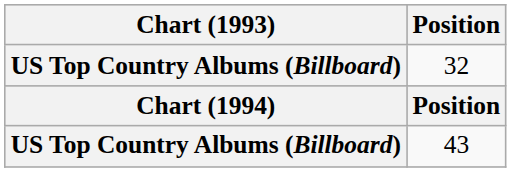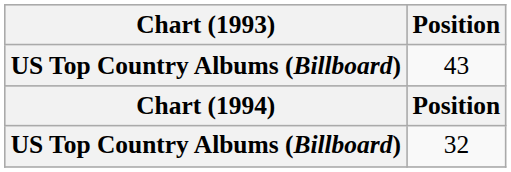rows swapped: (456, 145) <-> (456, 65)
